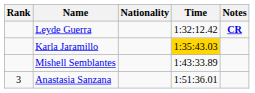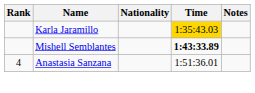- row: (63, 29)
(196, 63) normal -> (196, 46) bold
(19, 80) 3 -> (19, 63) 4
